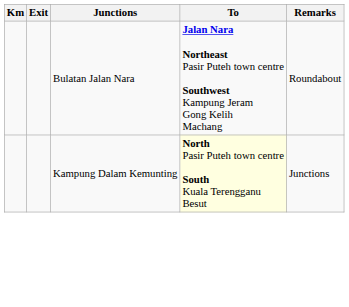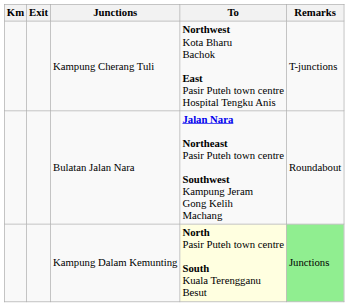+ row: (104, 66)
(309, 173) no background -> (309, 262) lightgreen background
